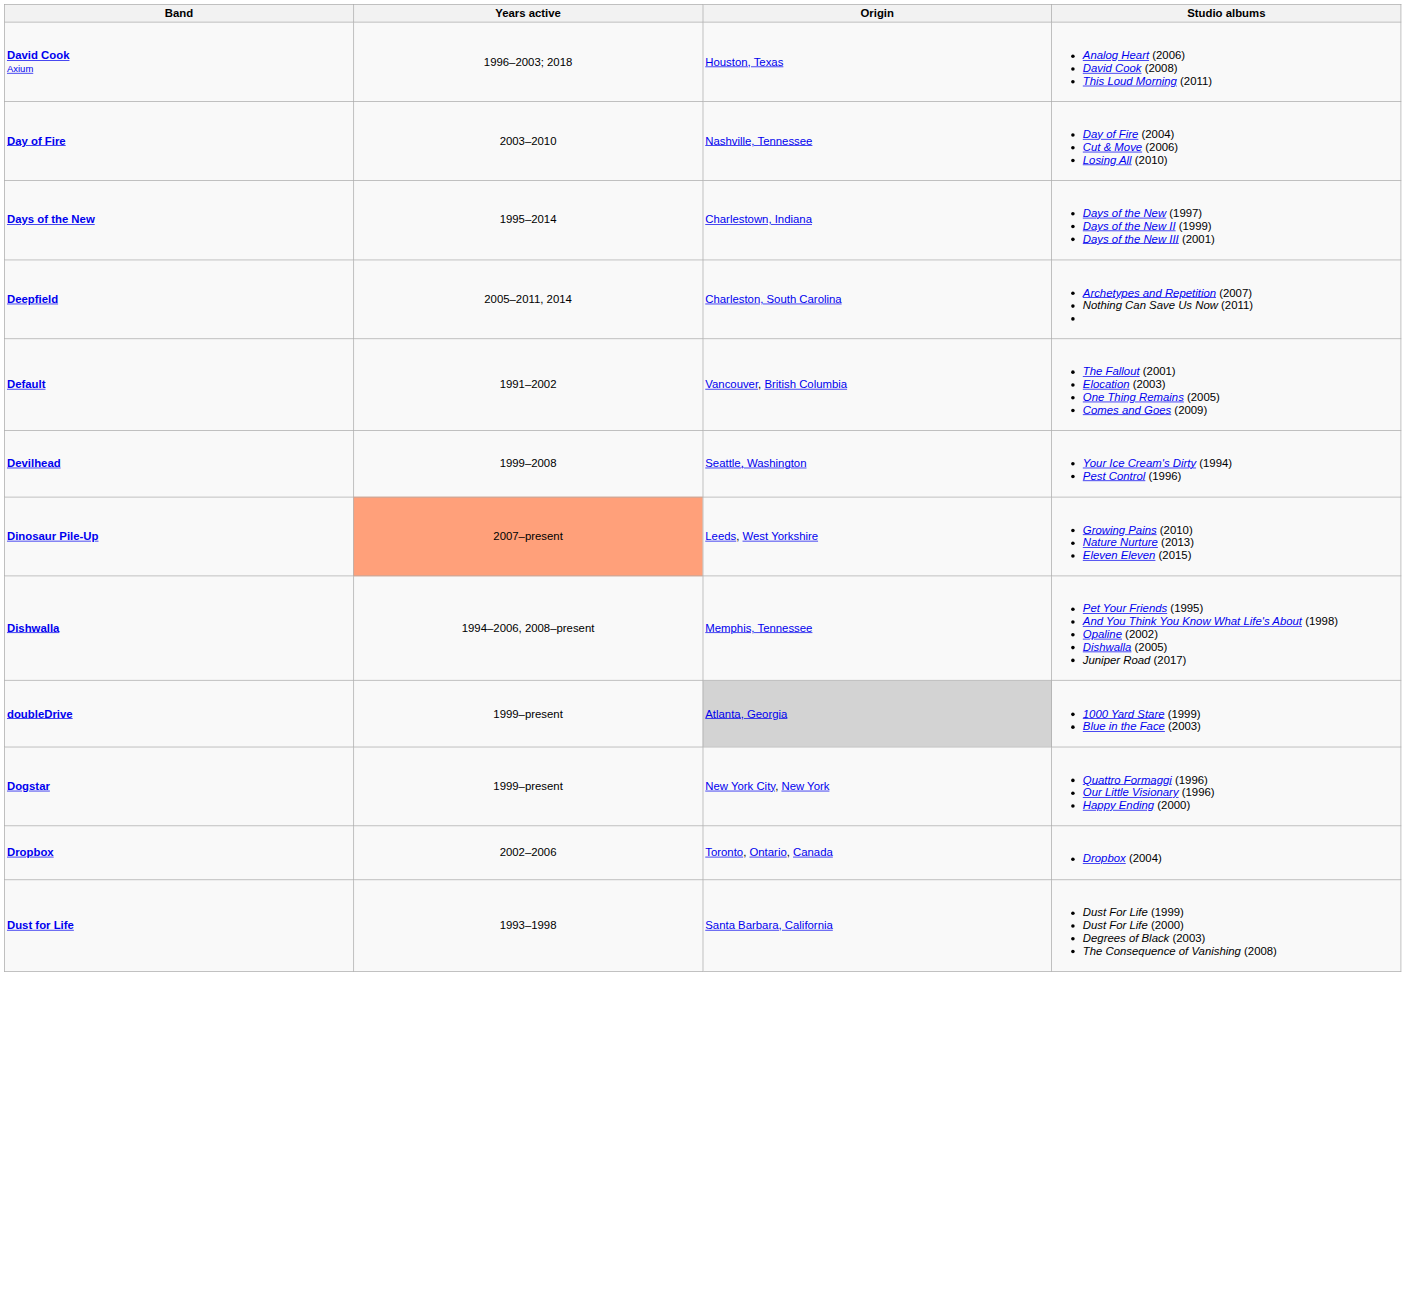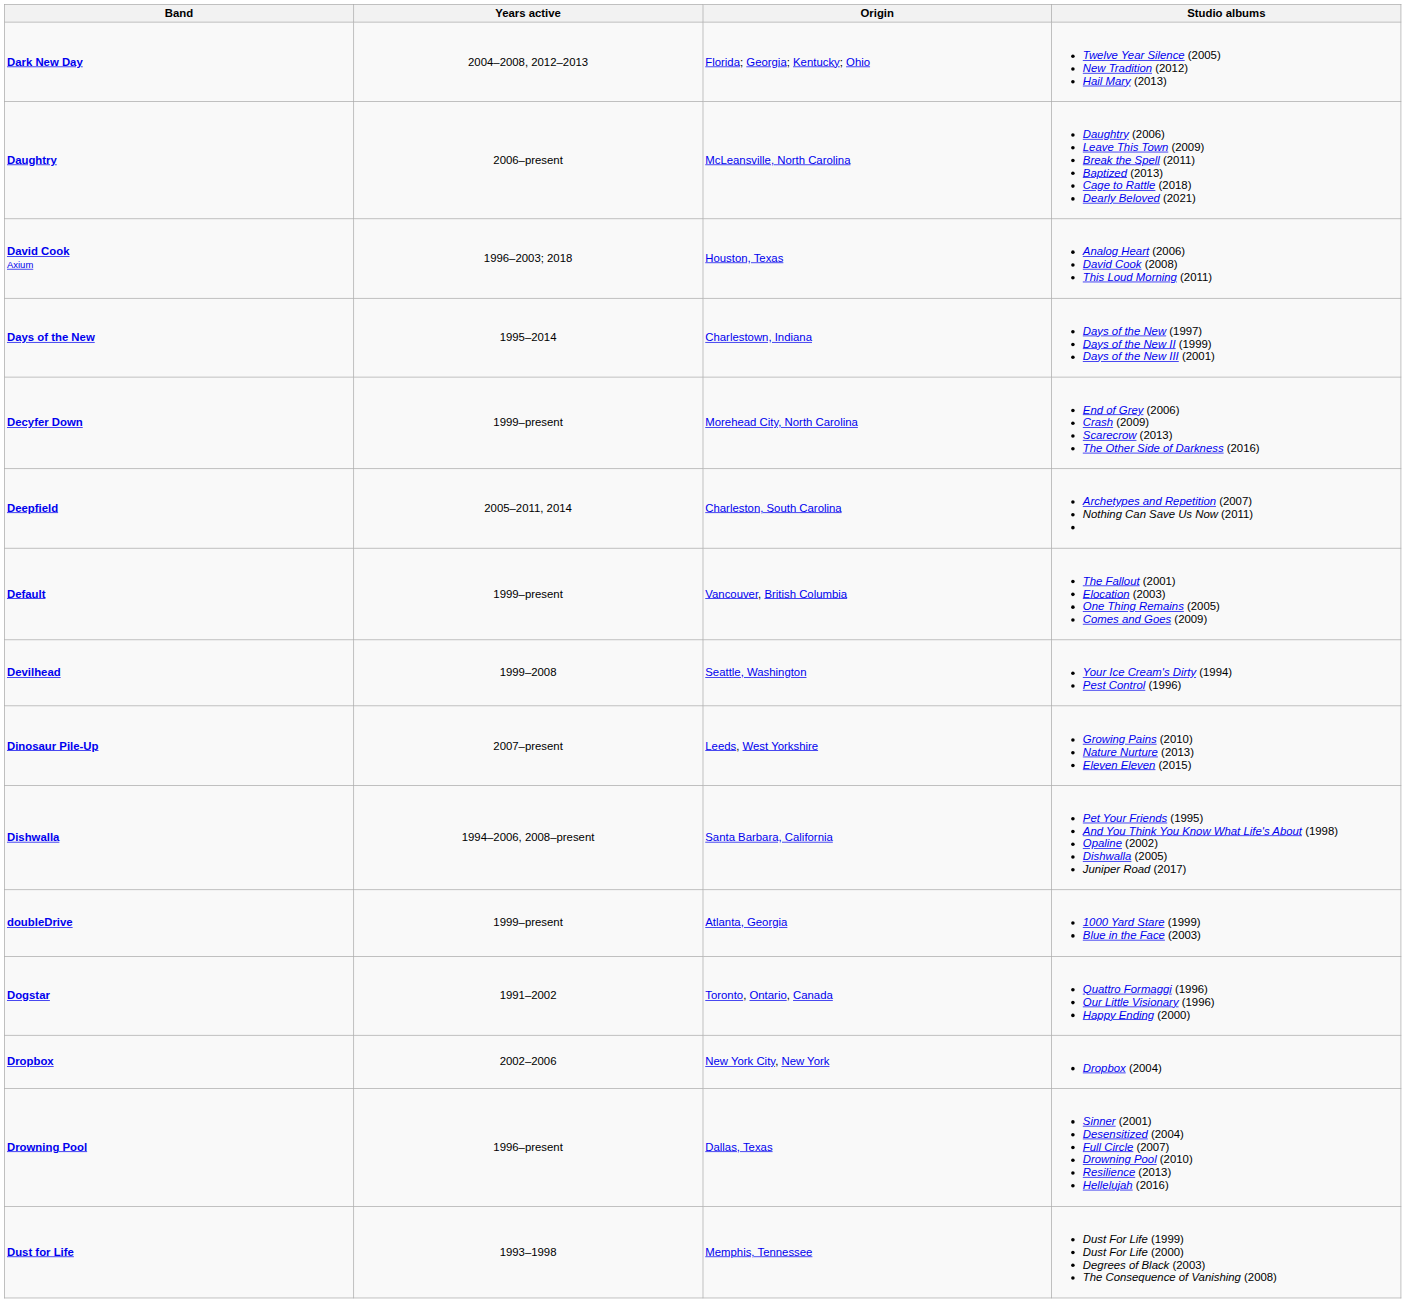+ row: (45, 62)
+ row: (32, 160)
- row: (36, 141)
+ row: (45, 423)
(528, 384) 1991–2002 -> (528, 594) 1999–present
(528, 536) lightsalmon background -> (528, 745) no background
(759, 628) Memphis, Tennessee -> (769, 837) Santa Barbara, California
(746, 713) lightgrey background -> (746, 923) no background
(528, 786) 1999–present -> (528, 995) 1991–2002
(767, 786) New York City, New York -> (769, 995) Toronto, Ontario, Canada
(769, 852) Toronto, Ontario, Canada -> (767, 1062) New York City, New York
+ row: (47, 1147)
(769, 925) Santa Barbara, California -> (759, 1252) Memphis, Tennessee
